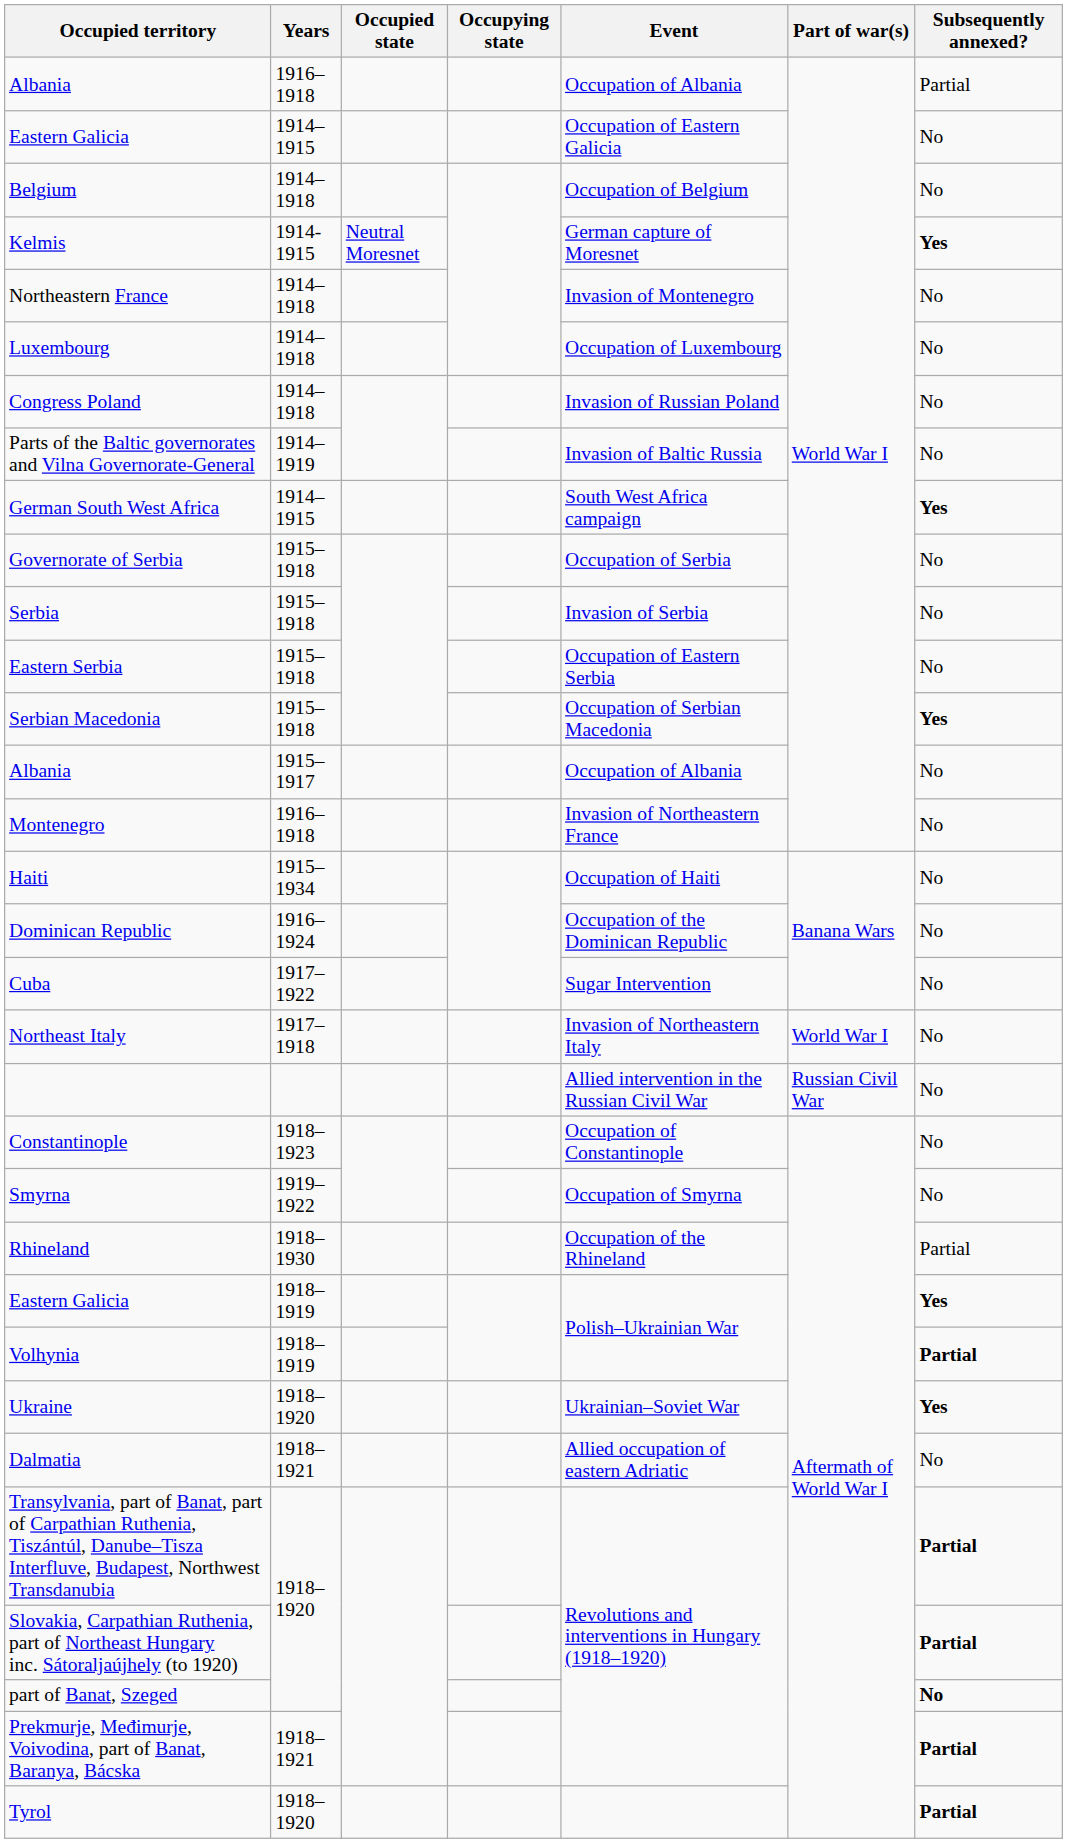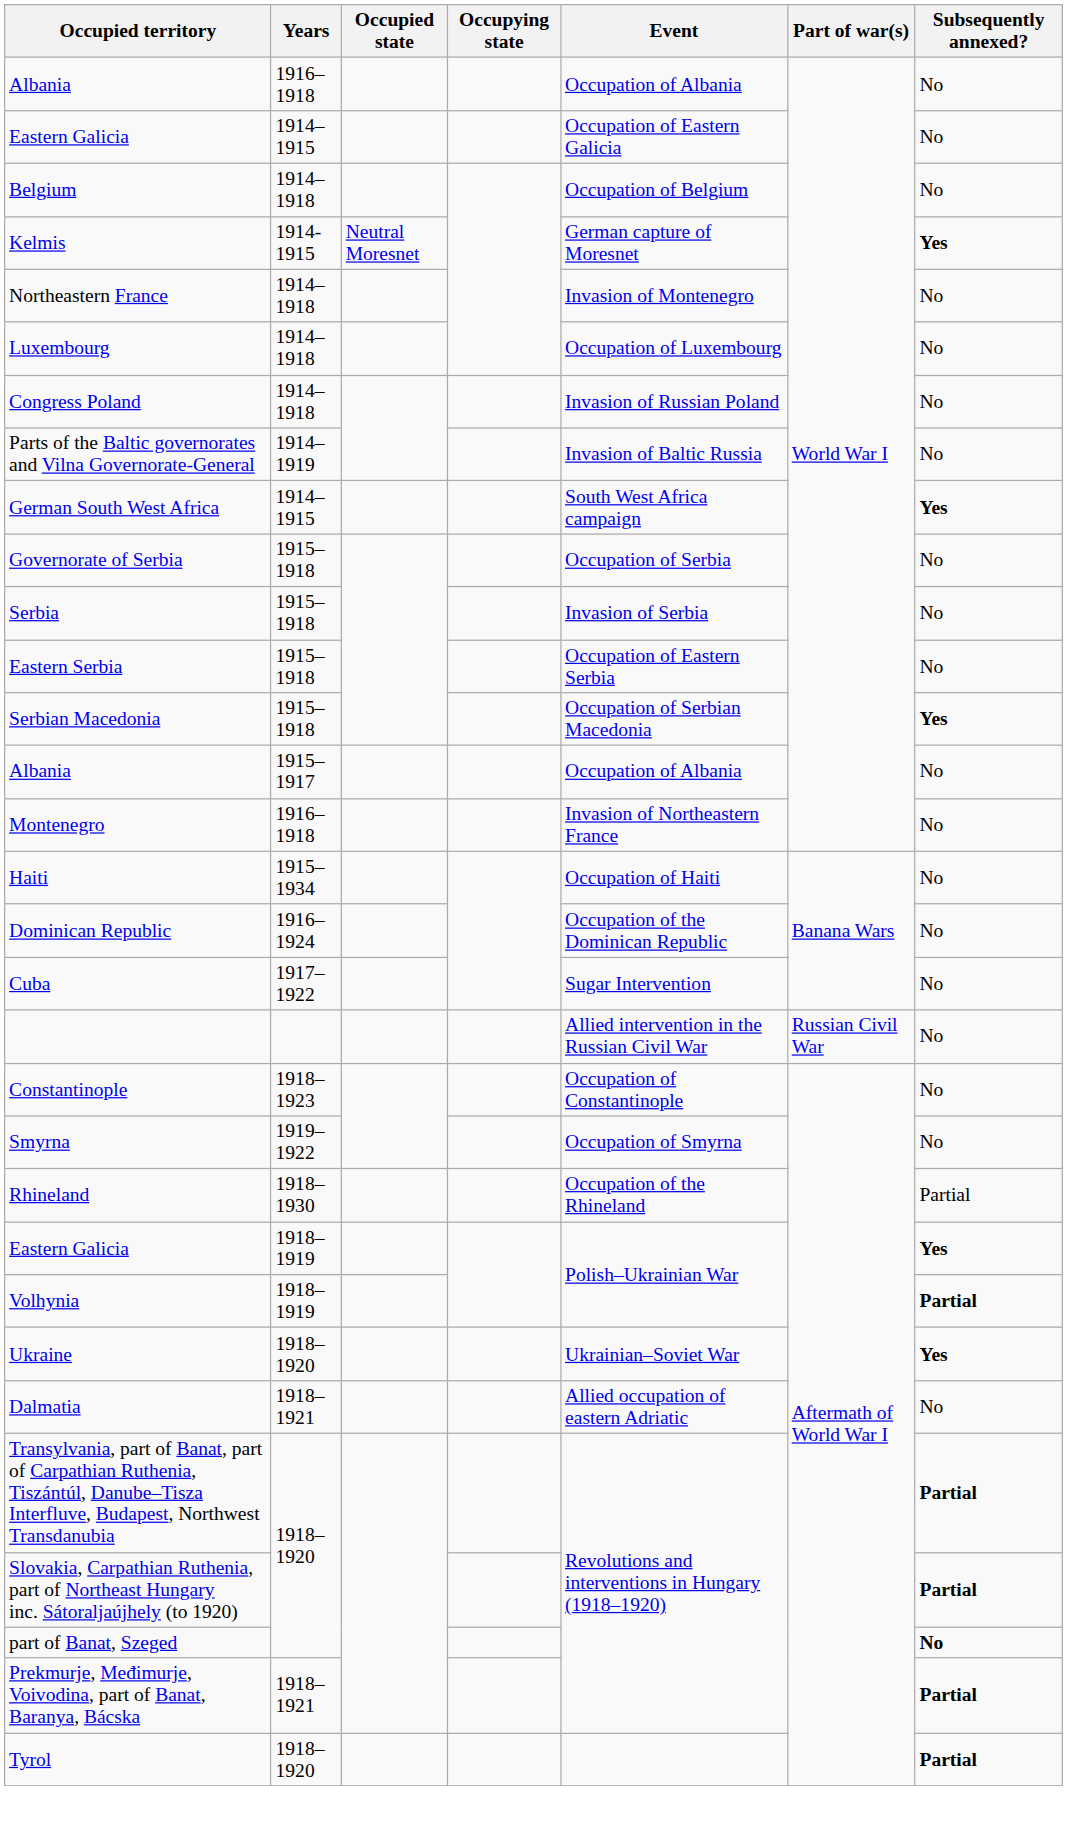(945, 83) Partial -> (931, 83) No
- row: (67, 1036)
